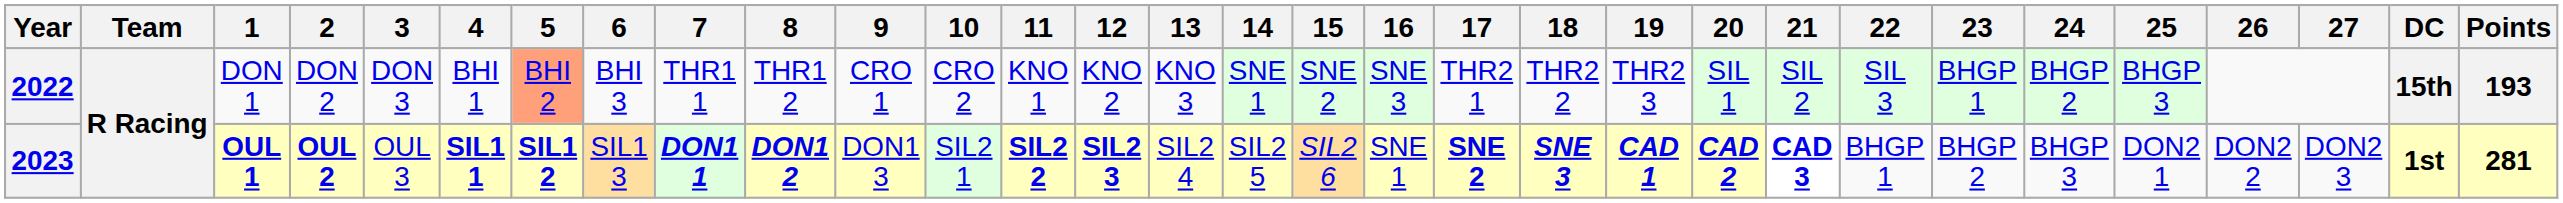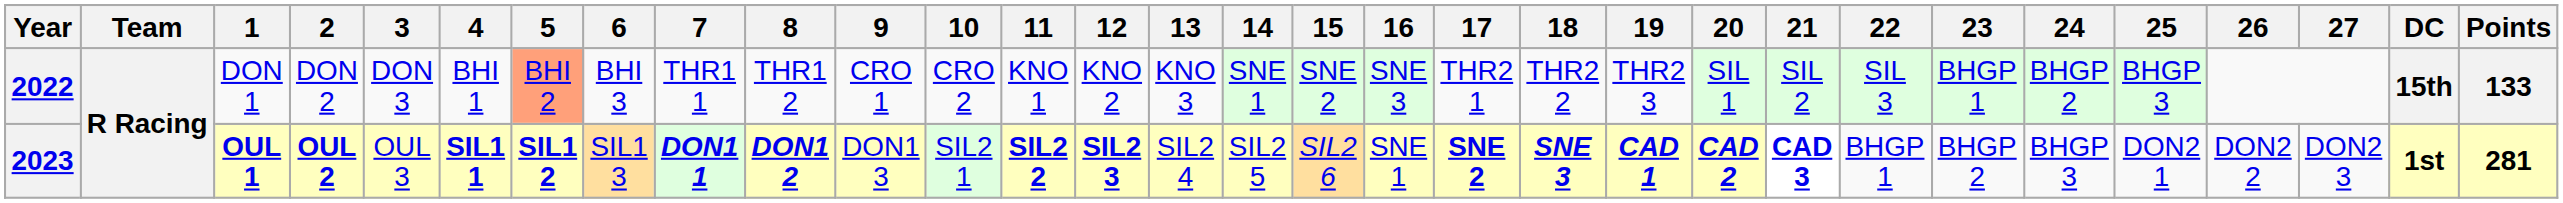(2509, 86) 193 -> (2509, 86) 133
